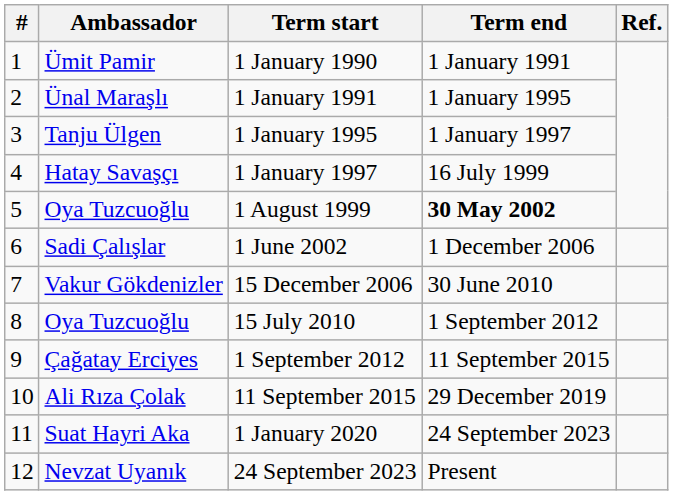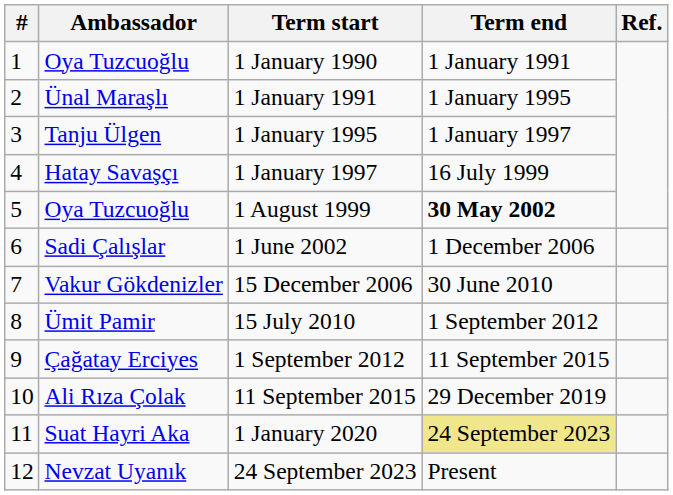(100, 60) Ümit Pamir -> (117, 60) Oya Tuzcuoğlu
(117, 321) Oya Tuzcuoğlu -> (100, 321) Ümit Pamir
(519, 433) no background -> (519, 433) khaki background
